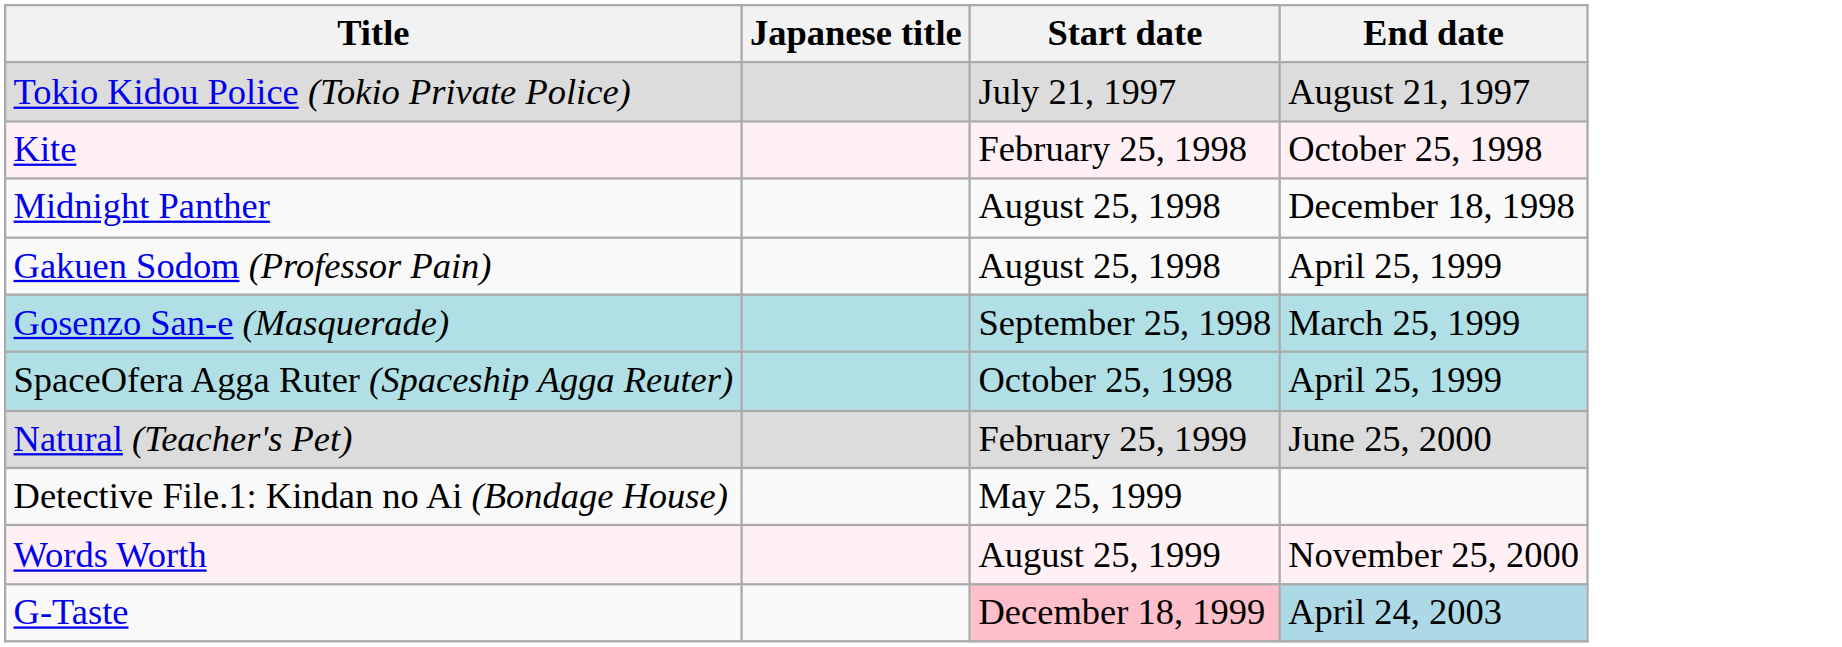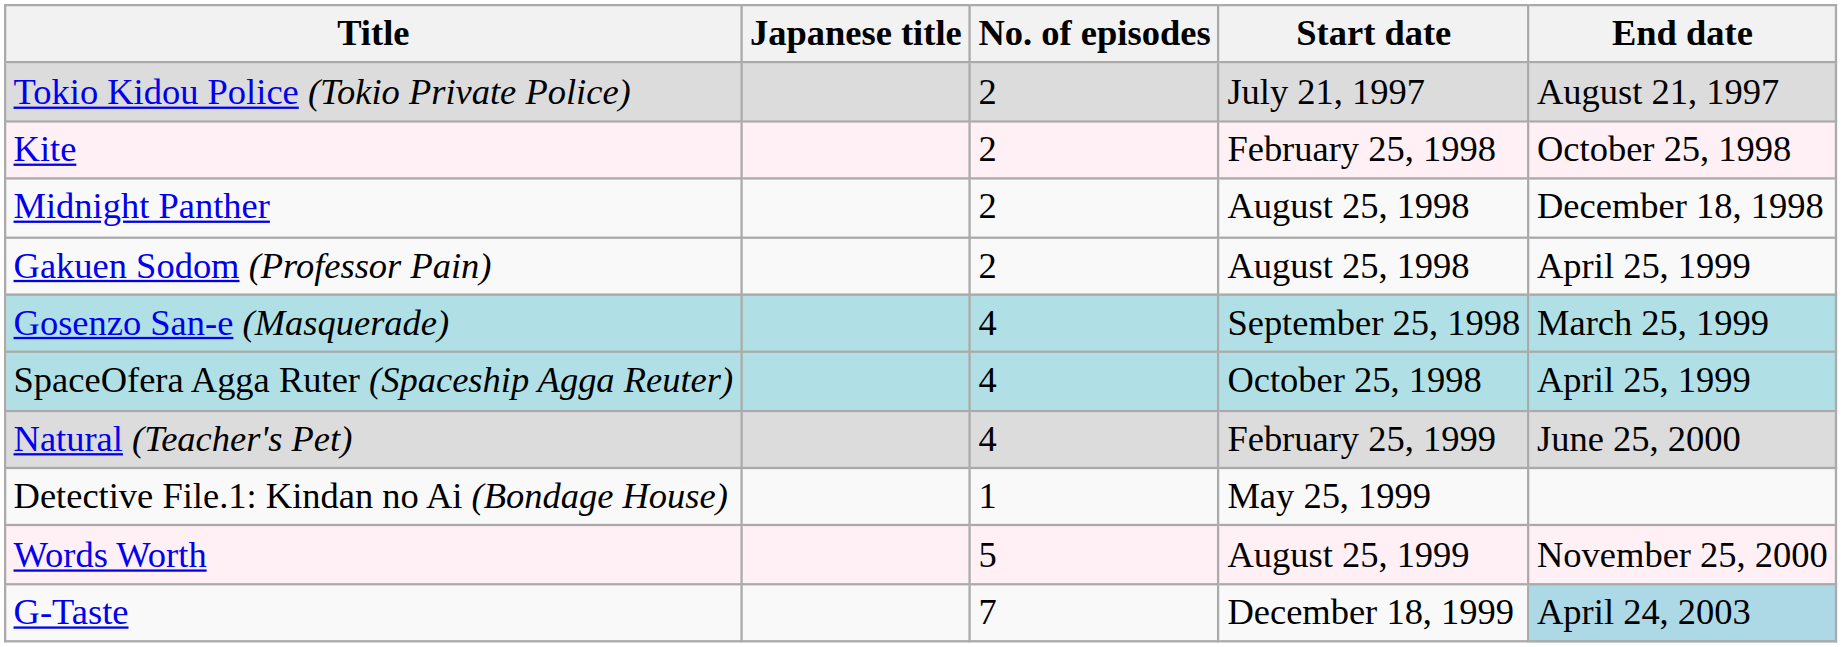+ column: (1095, 33)
(1122, 611) pink background -> (1371, 611) no background
